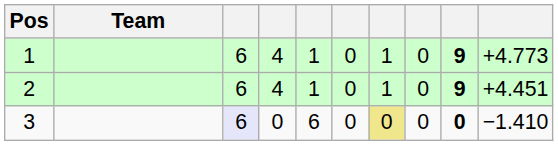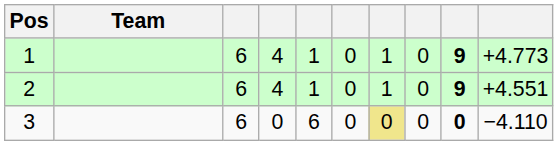(516, 88) +4.451 -> (516, 88) +4.551
(241, 122) lavender background -> (241, 122) no background
(516, 122) −1.410 -> (516, 122) −4.110
